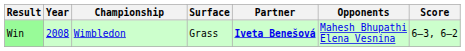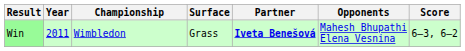(58, 33) 2008 -> (58, 33) 2011
